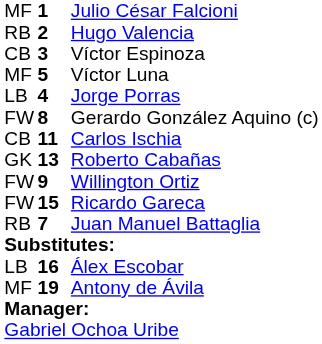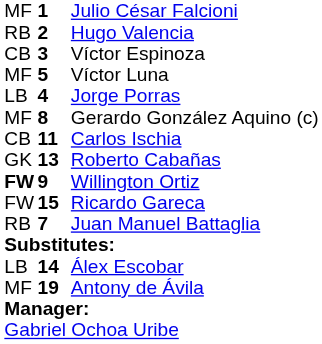(19, 117) FW -> (18, 117) MF
(19, 181) normal -> (19, 181) bold
(48, 266) 16 -> (48, 266) 14
